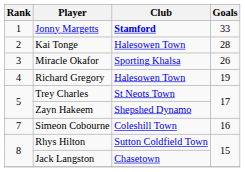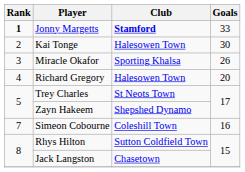(19, 28) normal -> (19, 28) bold
(225, 45) 28 -> (225, 45) 30
(225, 77) 19 -> (225, 77) 20
